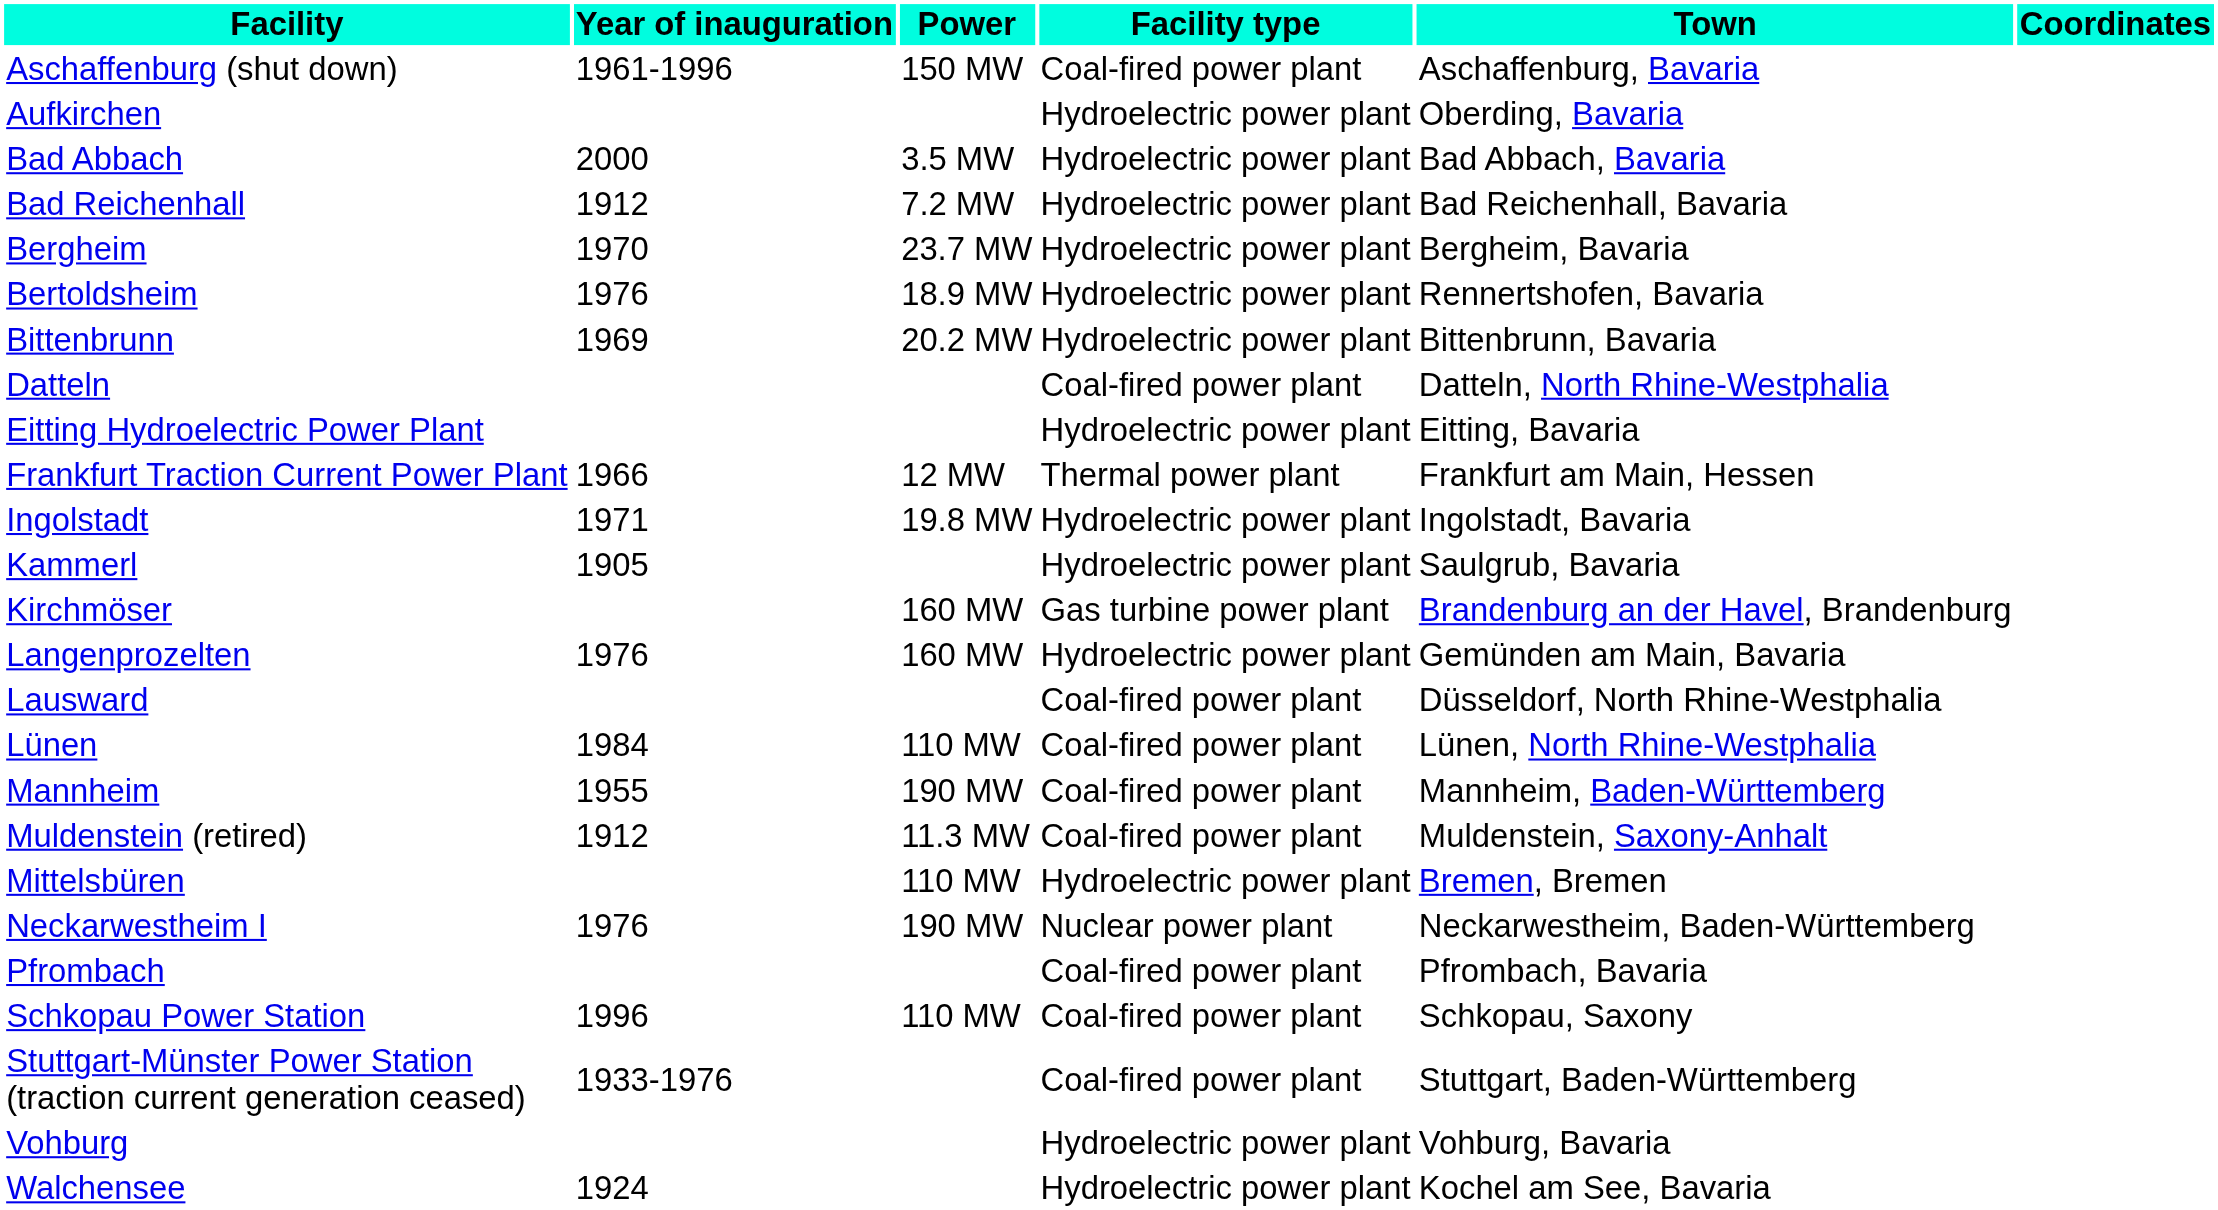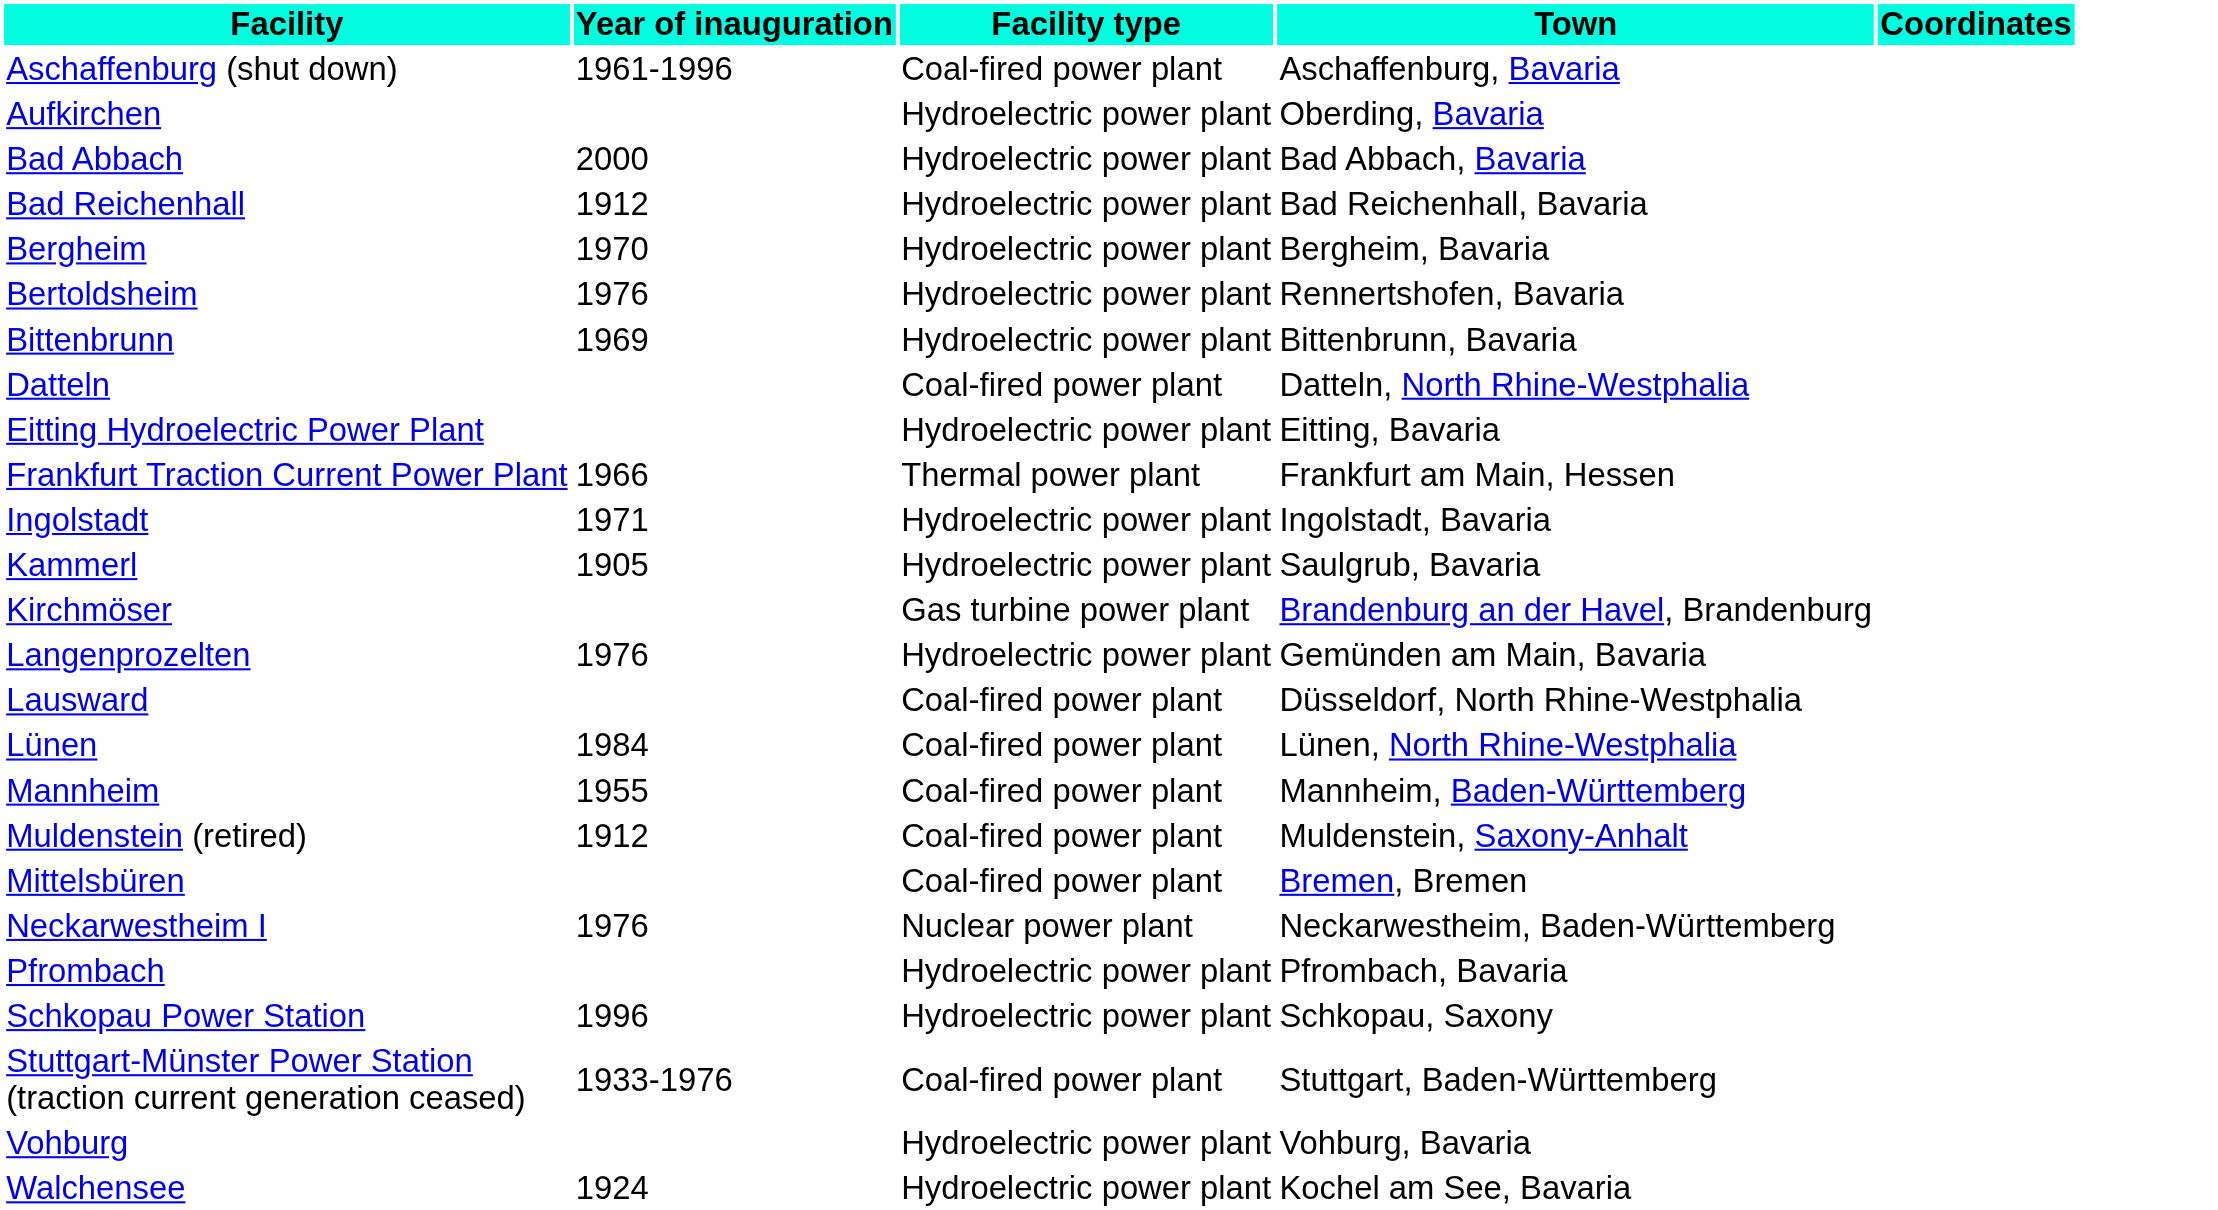- column: (967, 24)
(1226, 880) Hydroelectric power plant -> (1062, 880) Coal-fired power plant
(1201, 971) Coal-fired power plant -> (1086, 971) Hydroelectric power plant
(1201, 1016) Coal-fired power plant -> (1086, 1016) Hydroelectric power plant
